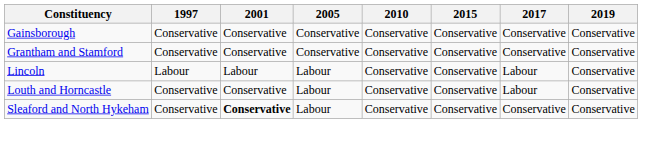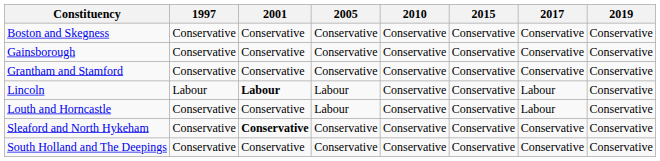+ row: (58, 33)
(240, 71) normal -> (261, 90) bold
(313, 109) Labour -> (346, 128) Conservative
+ row: (87, 147)
